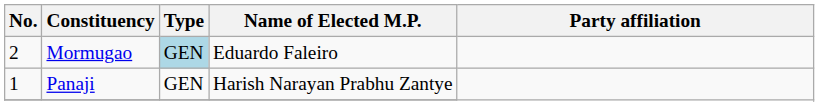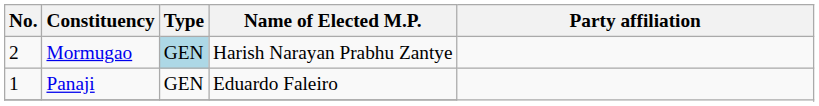(275, 52) Eduardo Faleiro -> (333, 52) Harish Narayan Prabhu Zantye
(333, 84) Harish Narayan Prabhu Zantye -> (275, 84) Eduardo Faleiro
